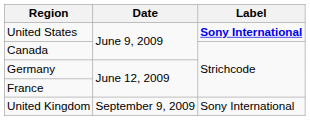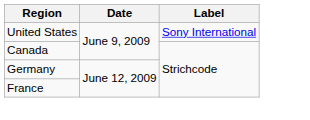(251, 32) bold -> (209, 32) normal
- row: (49, 106)
